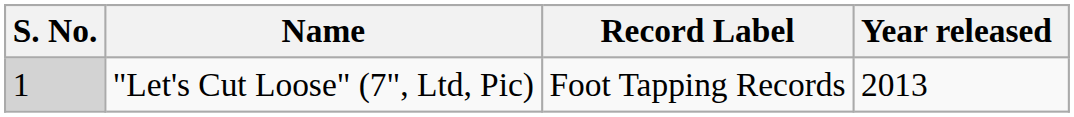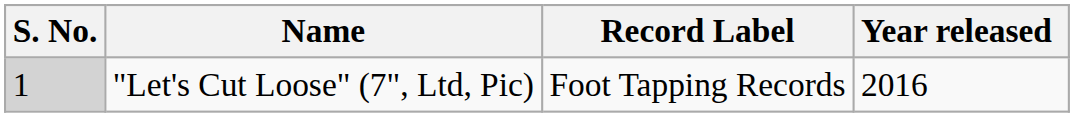(894, 84) 2013 -> (894, 84) 2016
